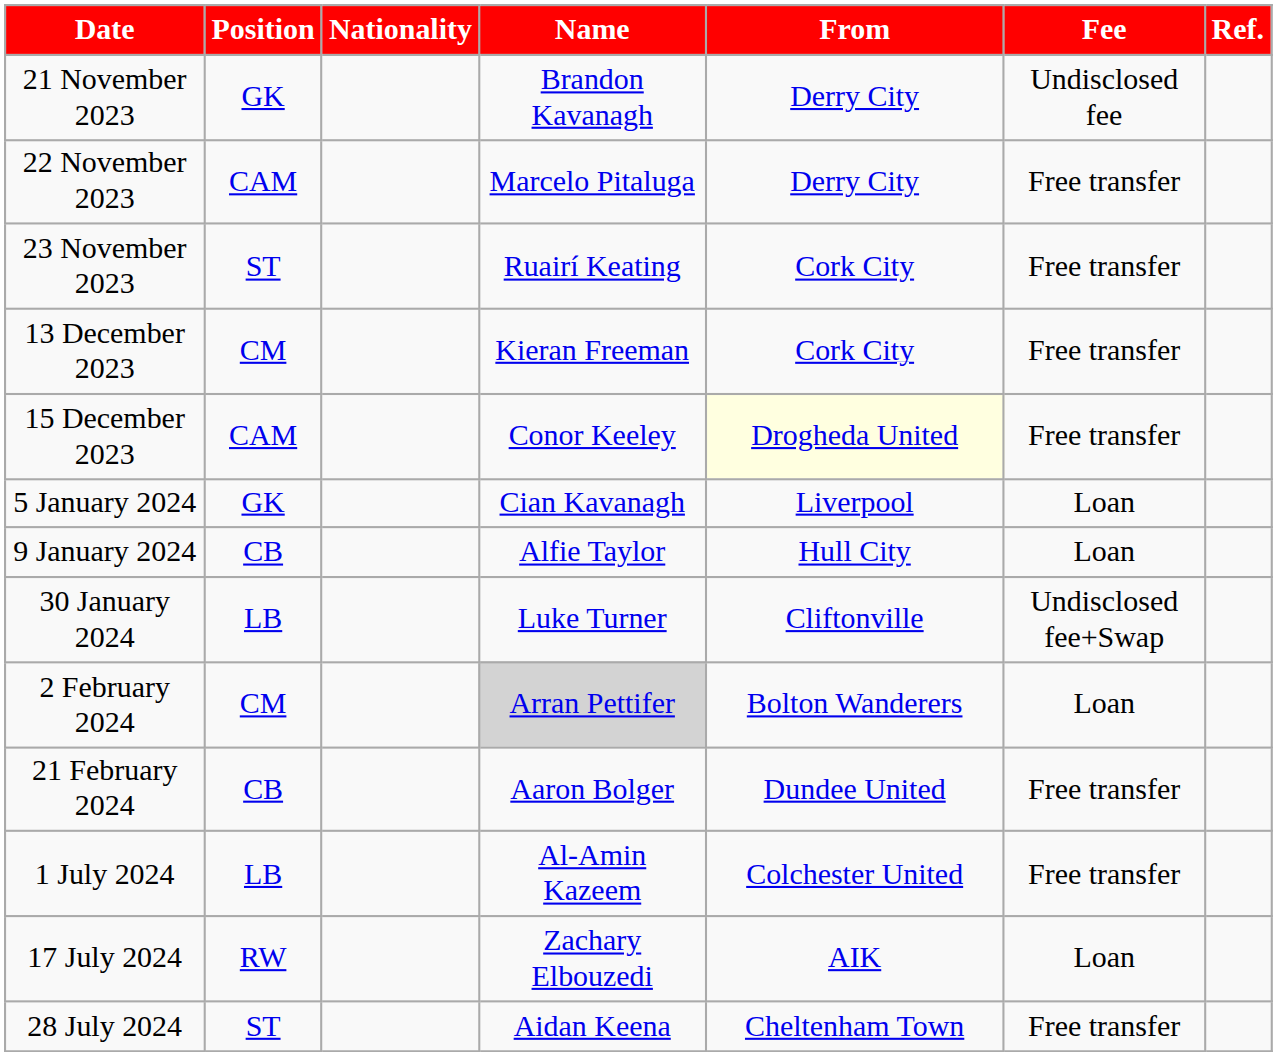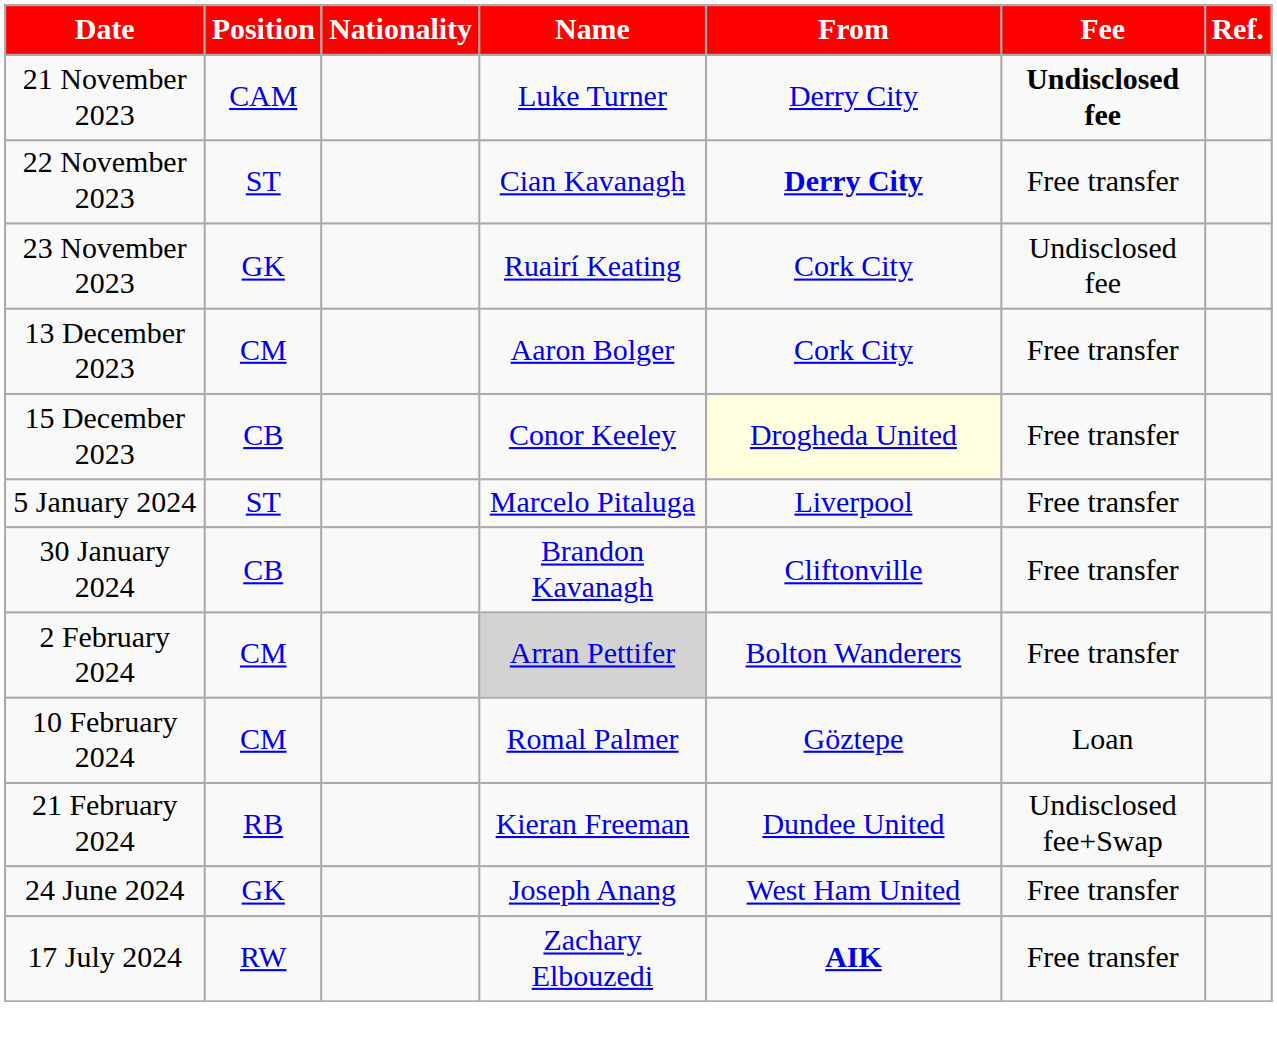(263, 96) GK -> (263, 96) CAM
(592, 96) Brandon Kavanagh -> (592, 96) Luke Turner
(1104, 96) normal -> (1103, 96) bold
(263, 181) CAM -> (263, 181) ST
(592, 181) Marcelo Pitaluga -> (592, 181) Cian Kavanagh
(855, 181) normal -> (853, 181) bold
(263, 266) ST -> (263, 266) GK
(1104, 266) Free transfer -> (1103, 266) Undisclosed fee
(592, 350) Kieran Freeman -> (592, 350) Aaron Bolger
(263, 435) CAM -> (263, 435) CB
(263, 502) GK -> (263, 502) ST
(592, 502) Cian Kavanagh -> (592, 502) Marcelo Pitaluga
(1104, 502) Loan -> (1103, 502) Free transfer
- row: (105, 552)
(263, 619) LB -> (263, 569) CB
(592, 619) Luke Turner -> (592, 569) Brandon Kavanagh
(1104, 619) Undisclosed fee+Swap -> (1103, 569) Free transfer
(1104, 704) Loan -> (1103, 654) Free transfer
+ row: (105, 739)
(263, 788) CB -> (263, 824) RB
(592, 788) Aaron Bolger -> (592, 824) Kieran Freeman
(1104, 788) Free transfer -> (1103, 824) Undisclosed fee+Swap
+ row: (105, 891)
- row: (105, 873)
(855, 958) normal -> (853, 958) bold
(1104, 958) Loan -> (1103, 958) Free transfer
- row: (105, 1025)
